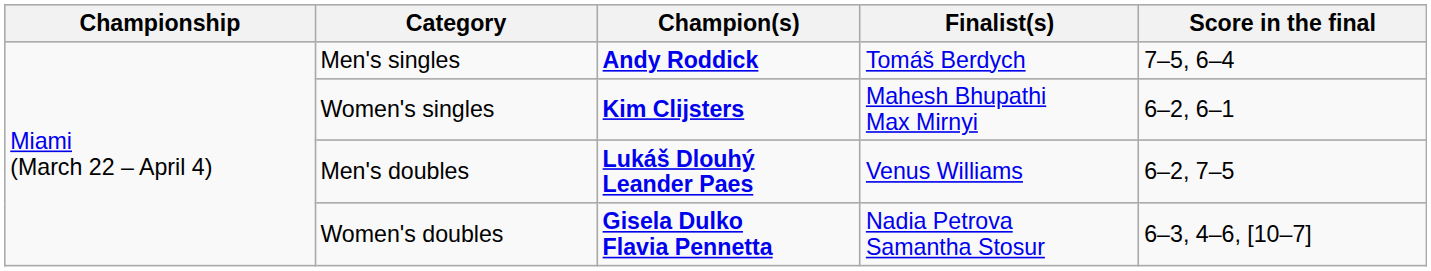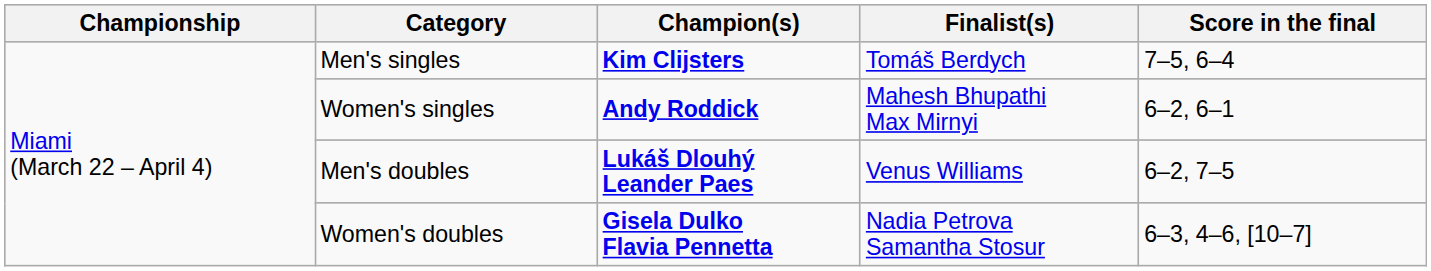(681, 60) Andy Roddick -> (673, 60) Kim Clijsters
(673, 110) Kim Clijsters -> (681, 110) Andy Roddick
